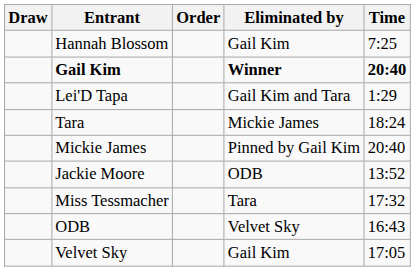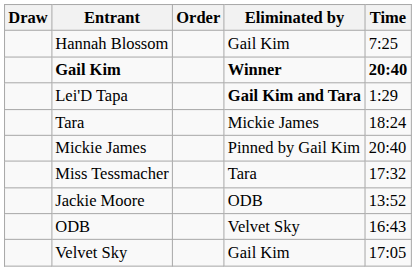(289, 95) normal -> (294, 95) bold
rows swapped: (112, 200) <-> (100, 174)
